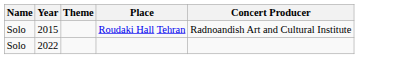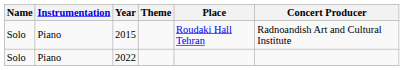+ column: (74, 12)
